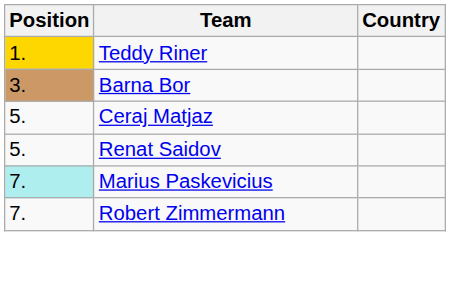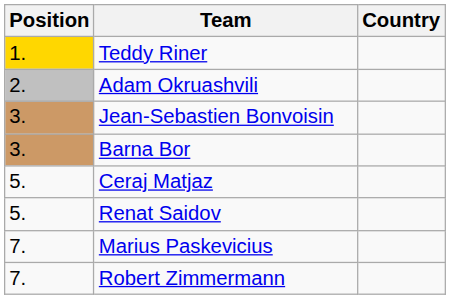+ row: (178, 85)
+ row: (216, 117)
(18, 181) paleturquoise background -> (18, 246) no background
